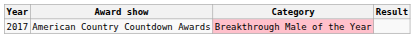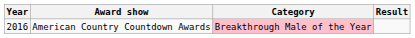(17, 26) 2017 -> (17, 26) 2016
